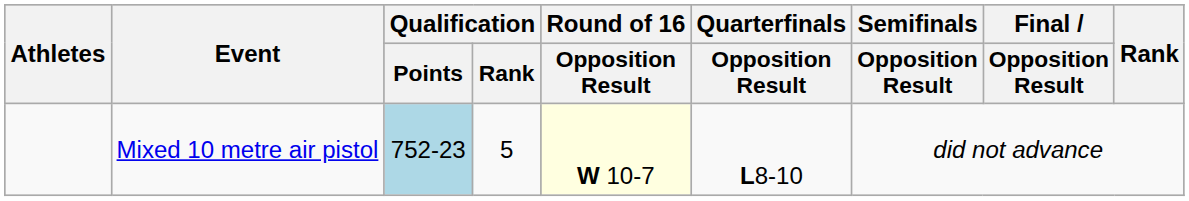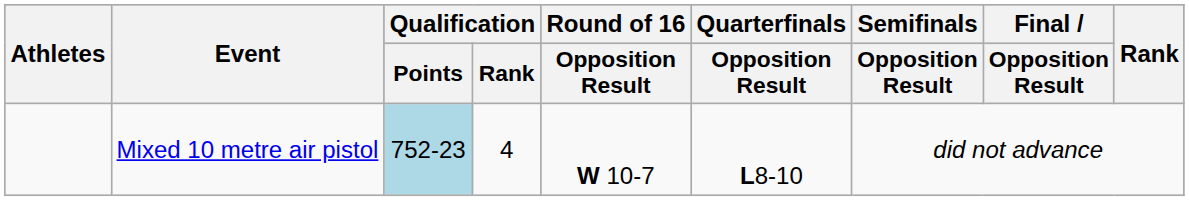(507, 150) 5 -> (507, 150) 4
(616, 177) lightyellow background -> (616, 177) no background
